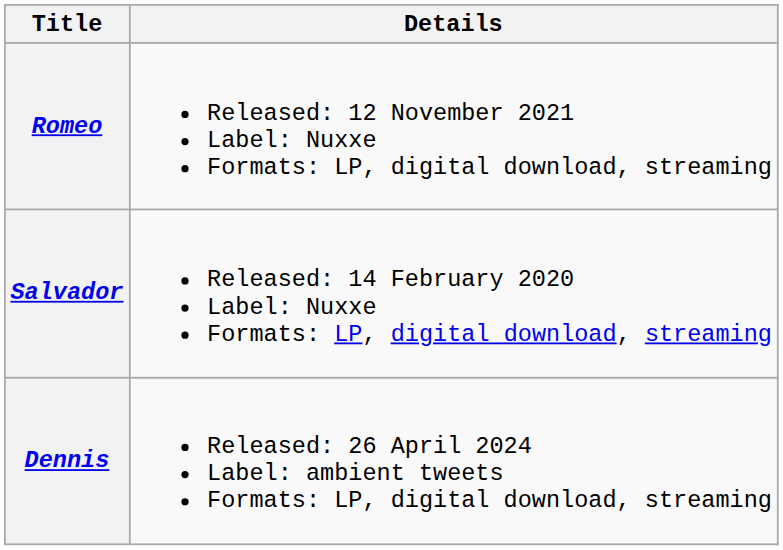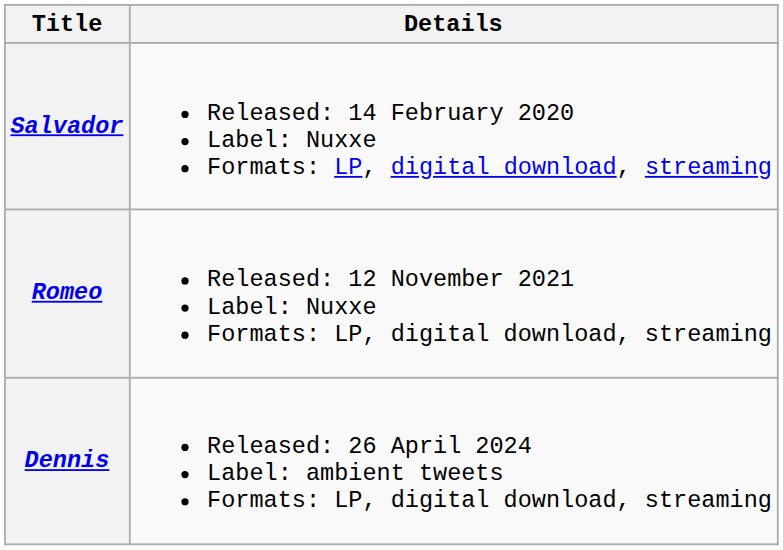rows swapped: (67, 294) <-> (67, 127)
